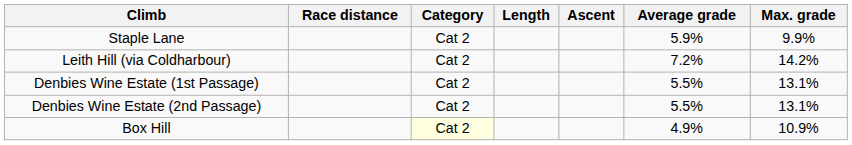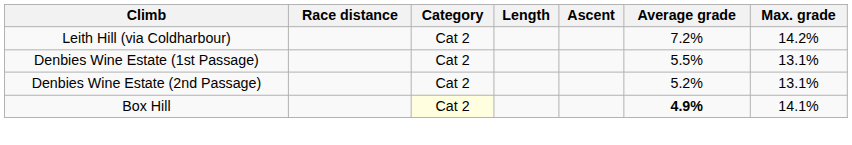- row: (146, 38)
(687, 106) 5.5% -> (687, 83) 5.2%
(687, 128) normal -> (687, 106) bold
(799, 128) 10.9% -> (799, 106) 14.1%
